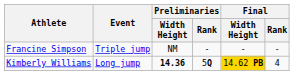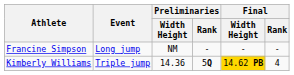(123, 49) Triple jump -> (118, 49) Long jump
(118, 63) Long jump -> (123, 63) Triple jump
(172, 63) bold -> (172, 63) normal
